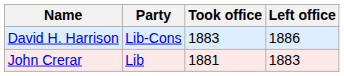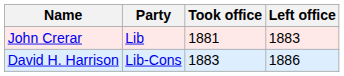rows swapped: (45, 60) <-> (63, 37)
